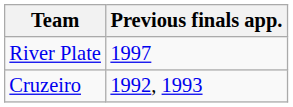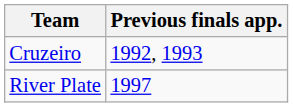rows swapped: (55, 53) <-> (45, 85)
